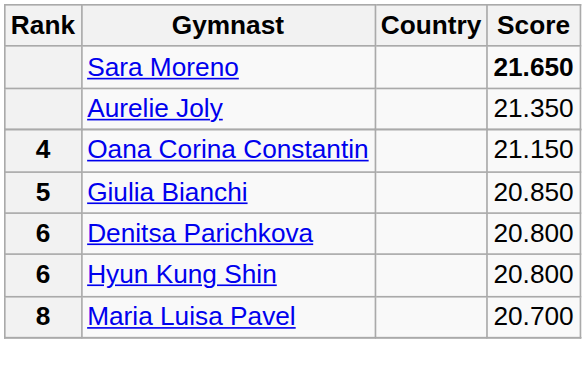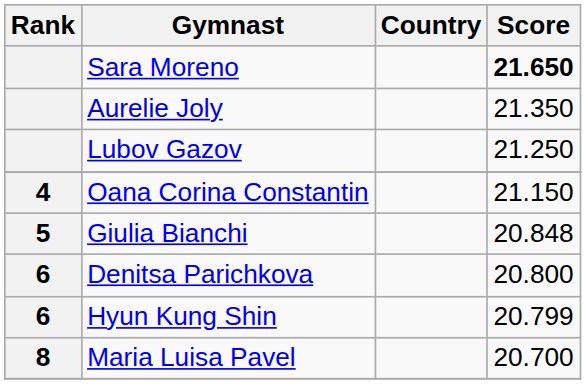+ row: (164, 150)
(534, 191) 20.850 -> (534, 233) 20.848
(534, 274) 20.800 -> (534, 316) 20.799
